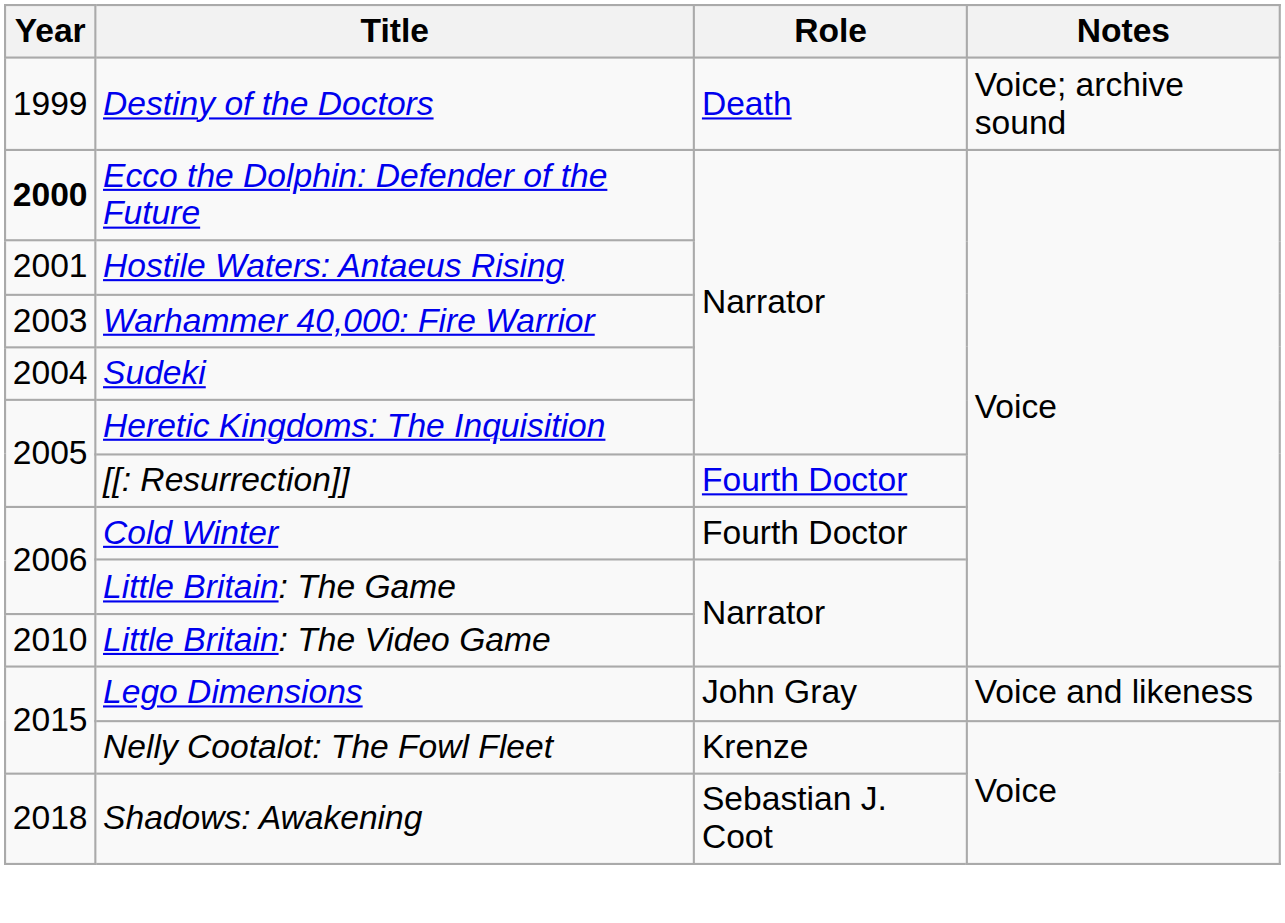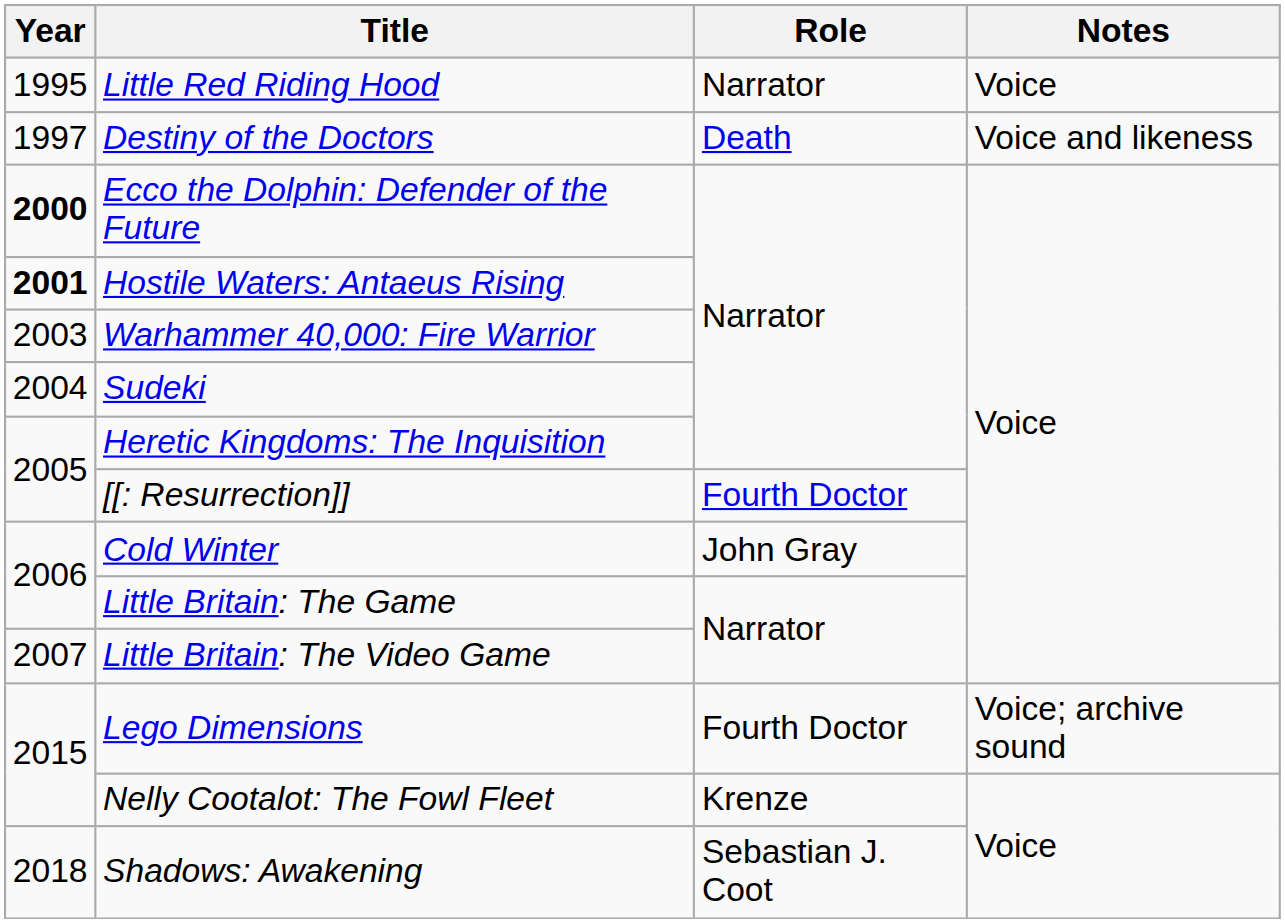+ row: (271, 84)
(50, 103) 1999 -> (50, 137) 1997
(1079, 103) Voice; archive sound -> (1114, 137) Voice and likeness
(50, 266) normal -> (50, 282) bold
(805, 533) Fourth Doctor -> (779, 548) John Gray
(50, 639) 2010 -> (50, 655) 2007
(779, 692) John Gray -> (805, 727) Fourth Doctor
(1114, 692) Voice and likeness -> (1079, 727) Voice; archive sound
